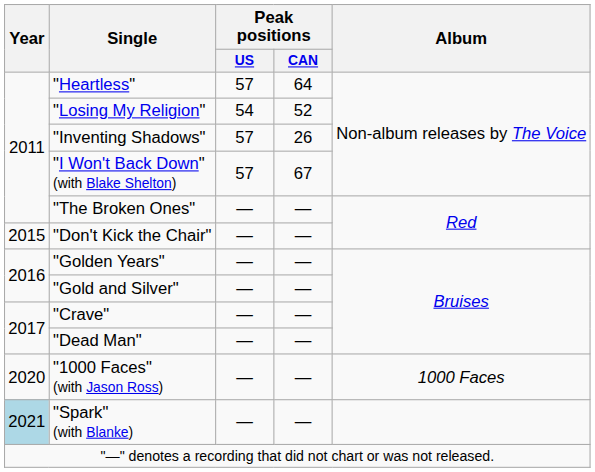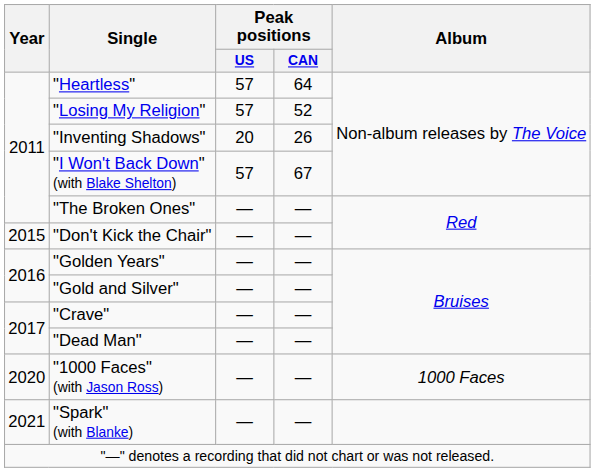(244, 111) 54 -> (244, 111) 57
(244, 137) 57 -> (244, 137) 20
(27, 422) lightblue background -> (27, 422) no background
